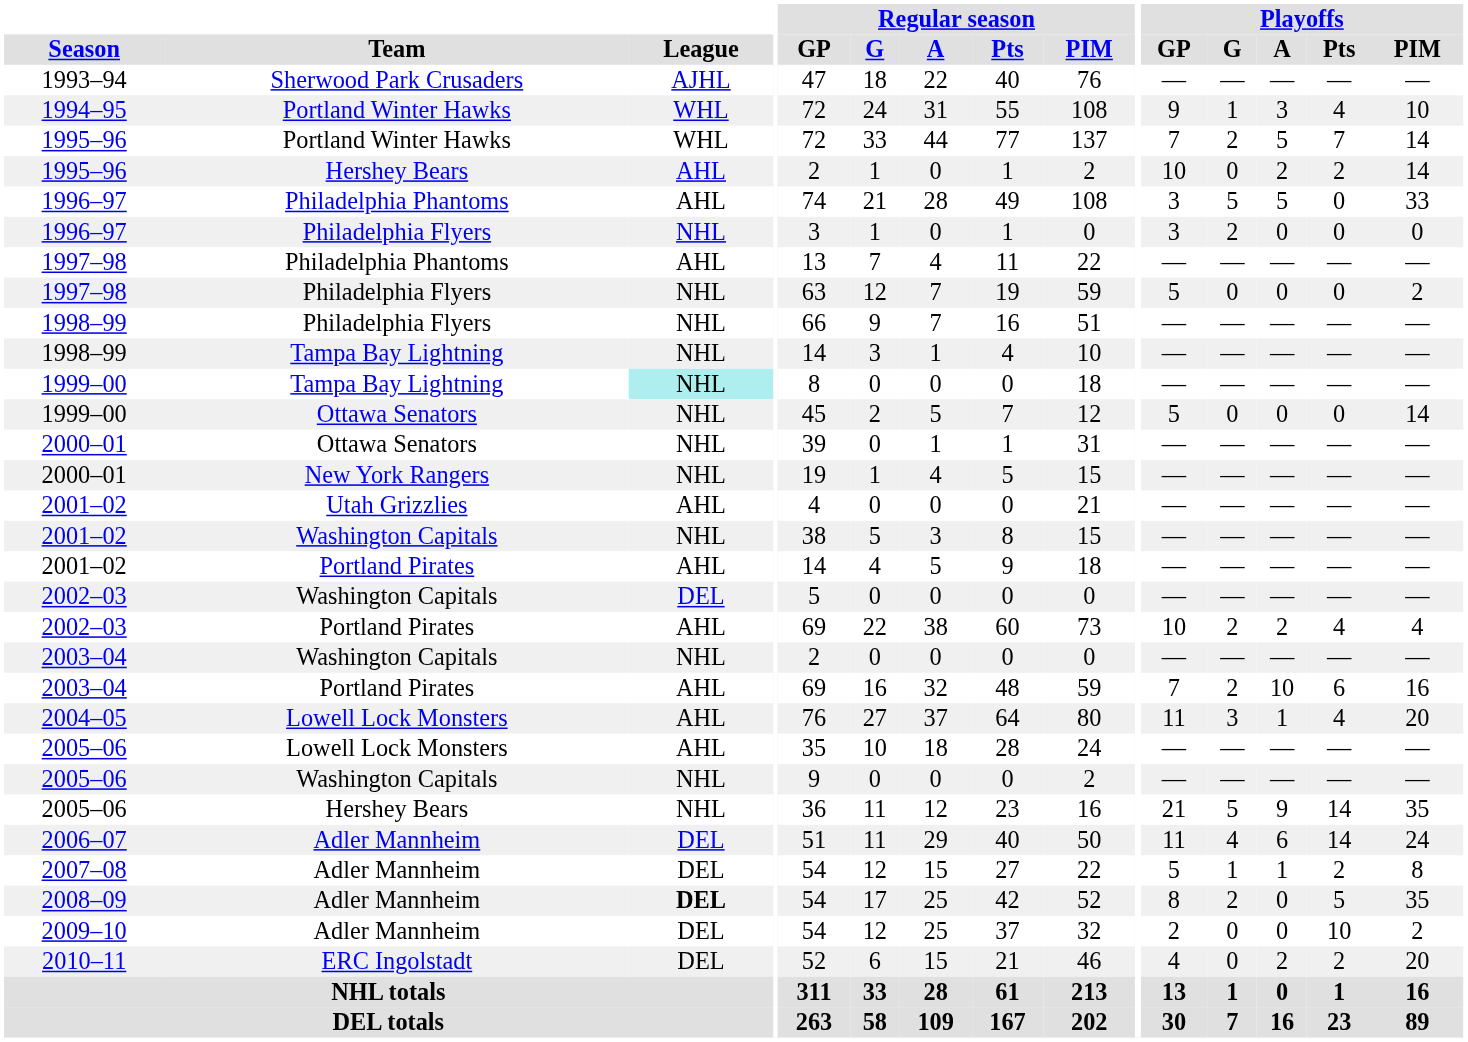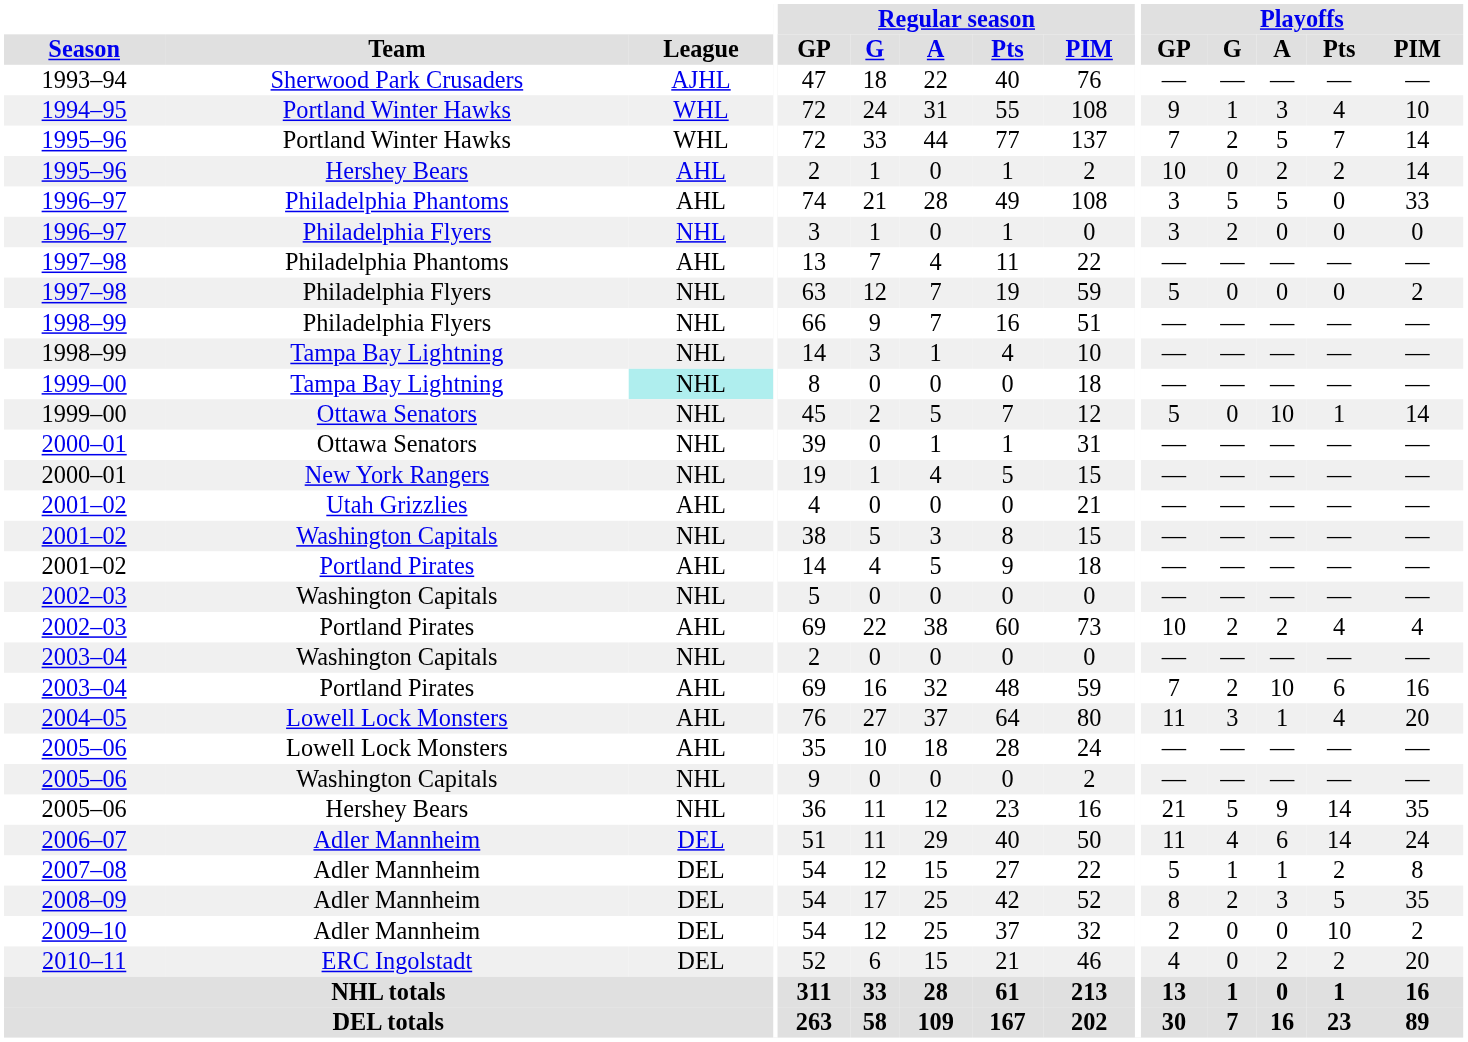(1282, 414) 0 -> (1282, 414) 10
(1339, 414) 0 -> (1339, 414) 1
(701, 596) DEL -> (701, 596) NHL
(701, 900) bold -> (701, 900) normal
(1282, 900) 0 -> (1282, 900) 3
